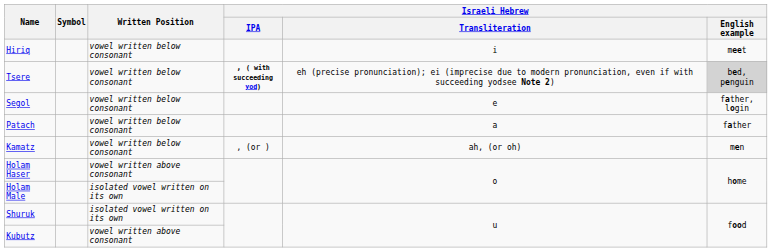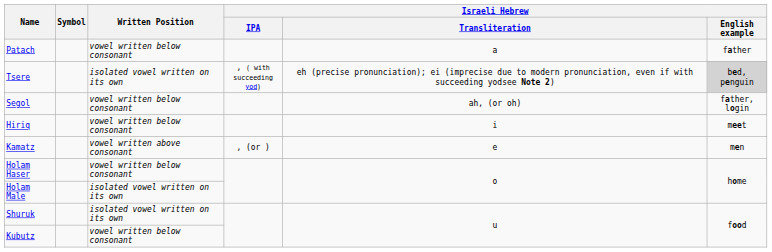rows swapped: (18, 50) <-> (21, 126)
(135, 77) vowel written below consonant -> (149, 77) isolated vowel written on its own
(253, 77) bold -> (253, 77) normal
(495, 104) e -> (495, 104) ah, (or oh)
(135, 148) vowel written below consonant -> (135, 148) vowel written above consonant
(495, 148) ah, (or oh) -> (495, 148) e
(135, 170) vowel written above consonant -> (135, 170) vowel written below consonant
(135, 236) vowel written above consonant -> (135, 236) vowel written below consonant
